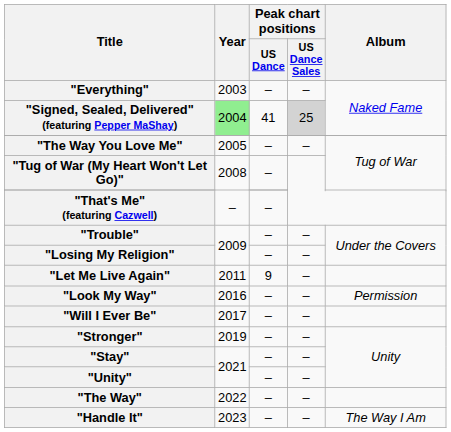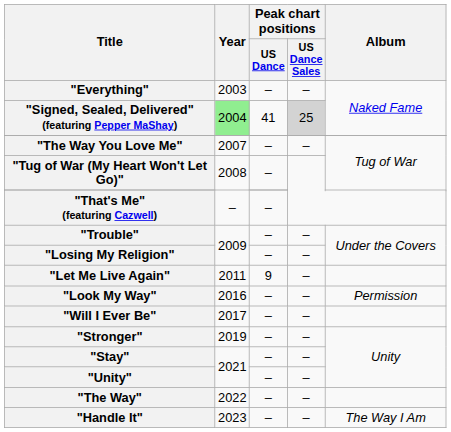(232, 145) 2005 -> (232, 145) 2007
